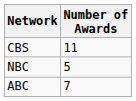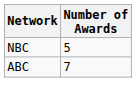- row: (18, 47)
